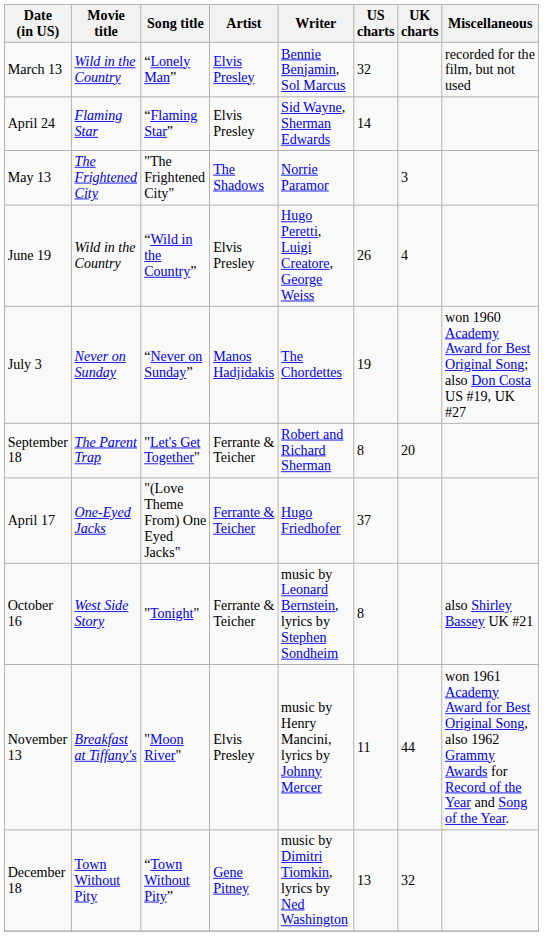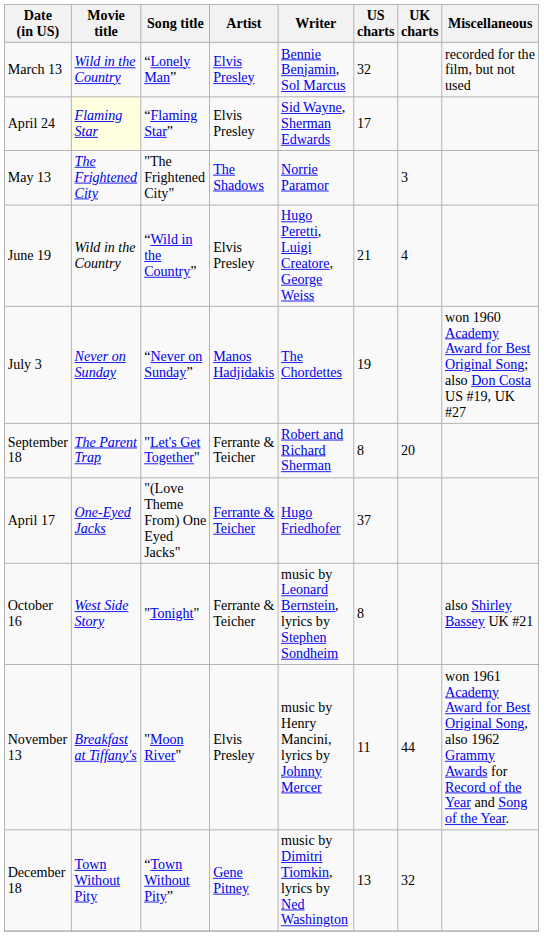(98, 123) no background -> (98, 123) lightyellow background
(364, 123) 14 -> (364, 123) 17
(364, 255) 26 -> (364, 255) 21
